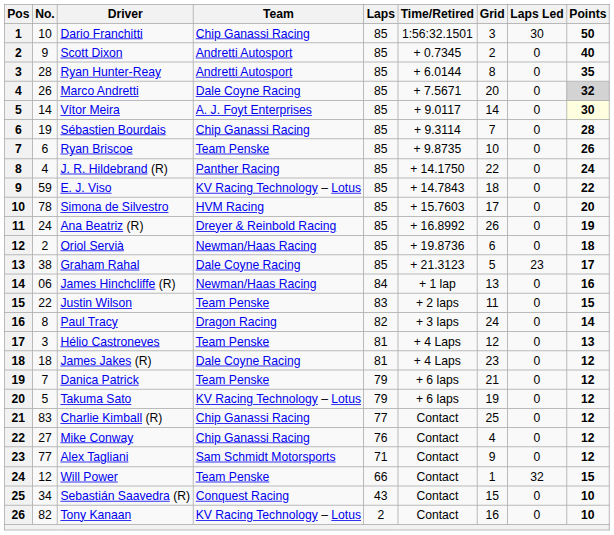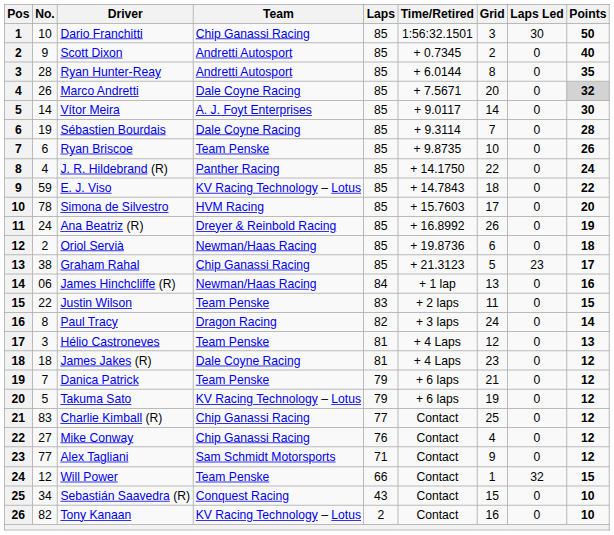(588, 110) lightyellow background -> (588, 110) no background
(253, 130) Chip Ganassi Racing -> (248, 130) Dale Coyne Racing
(248, 264) Dale Coyne Racing -> (253, 264) Chip Ganassi Racing
